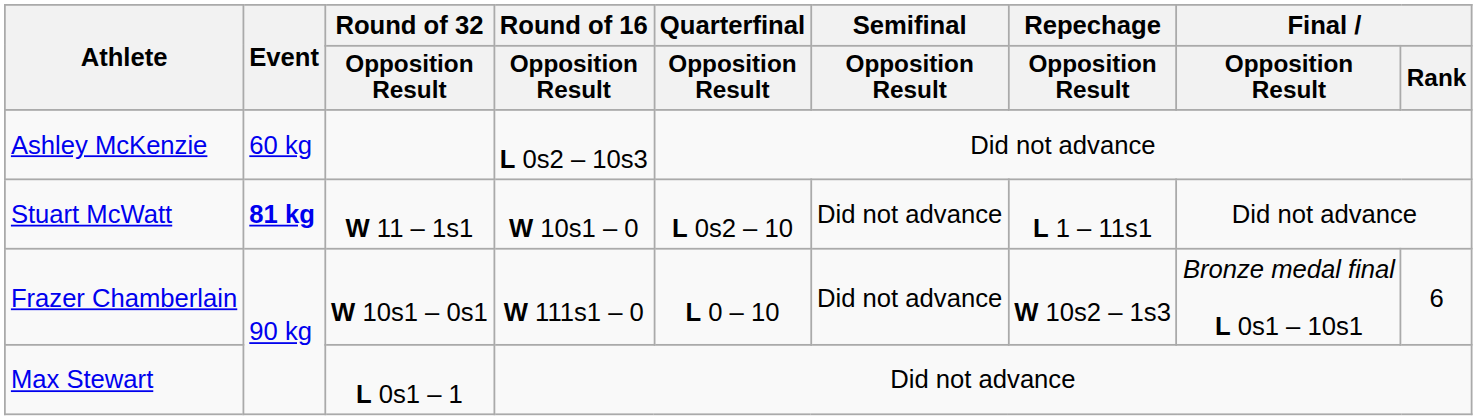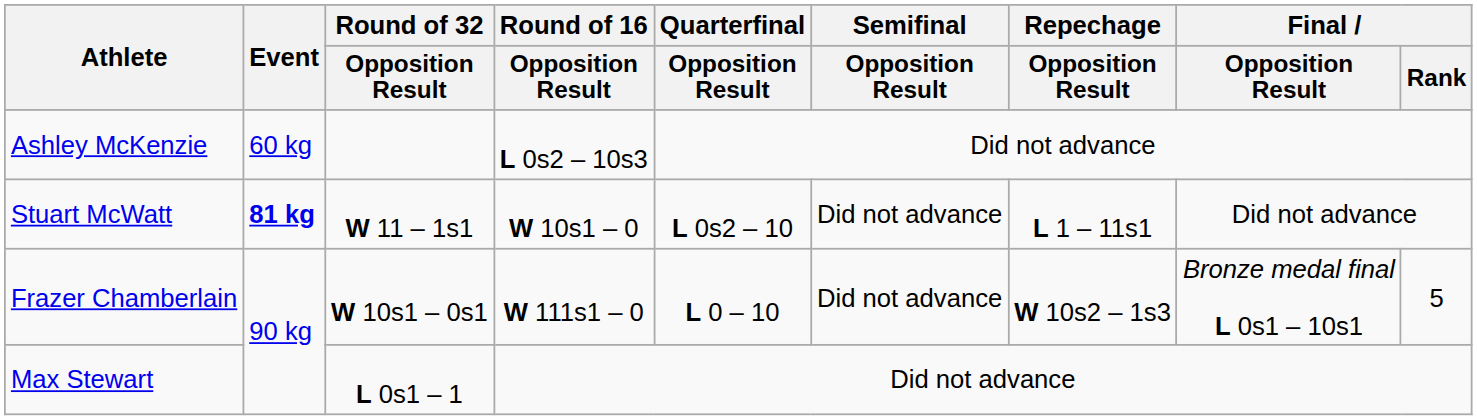(1437, 297) 6 -> (1437, 297) 5
